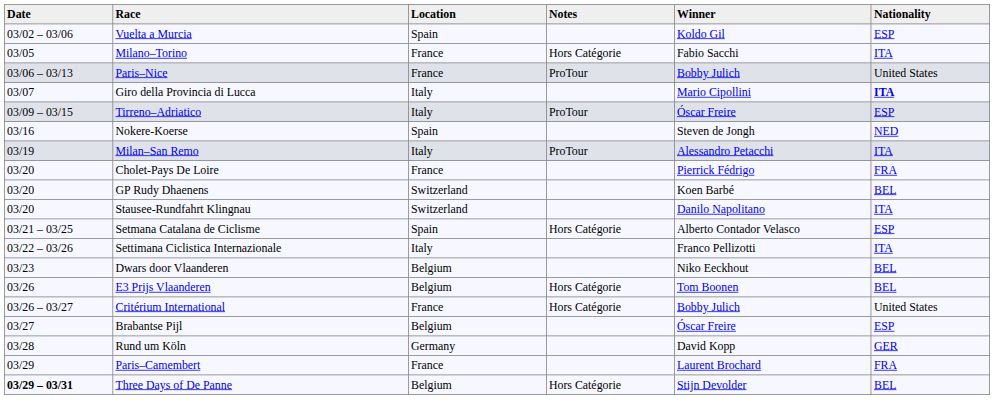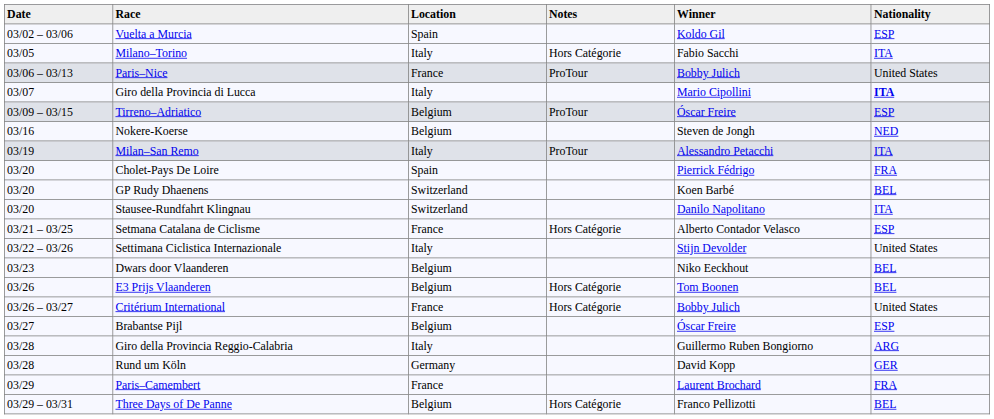(427, 53) France -> (422, 53) Italy
(422, 111) Italy -> (431, 111) Belgium
(425, 131) Spain -> (431, 131) Belgium
(427, 170) France -> (425, 170) Spain
(425, 228) Spain -> (427, 228) France
(716, 248) Franco Pellizotti -> (712, 248) Stijn Devolder
(883, 248) ITA -> (906, 248) United States
+ row: (204, 345)
(40, 384) bold -> (40, 404) normal
(712, 384) Stijn Devolder -> (716, 404) Franco Pellizotti
